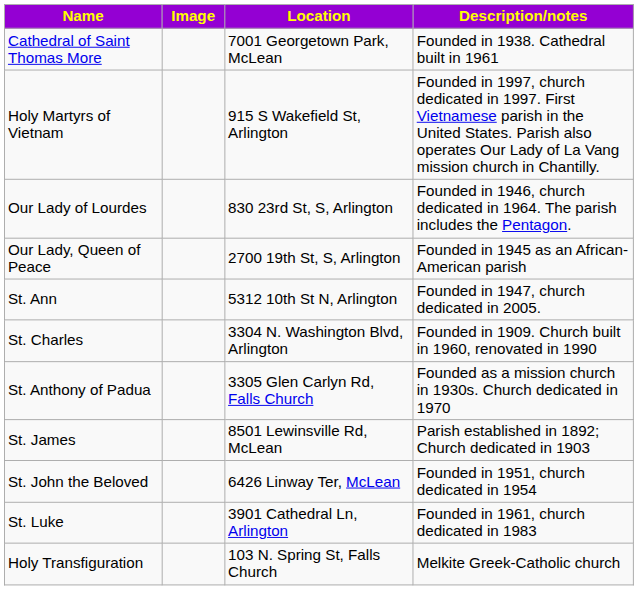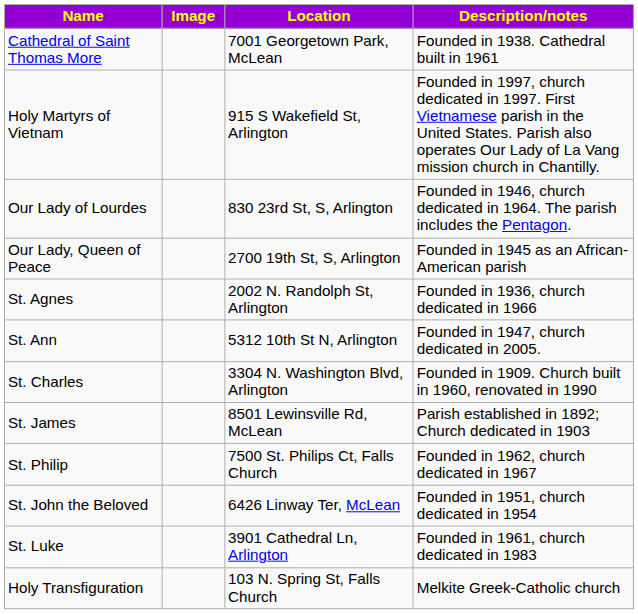+ row: (41, 299)
- row: (79, 390)
+ row: (38, 464)
